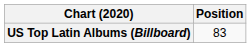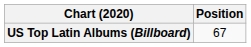(220, 33) 83 -> (220, 33) 67
